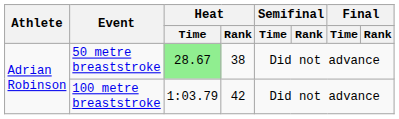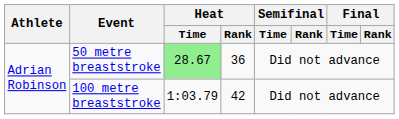(238, 61) 38 -> (238, 61) 36
